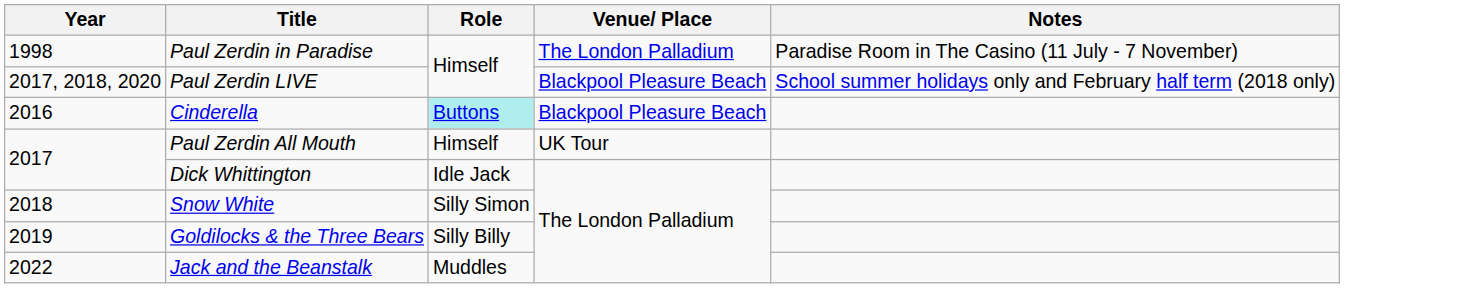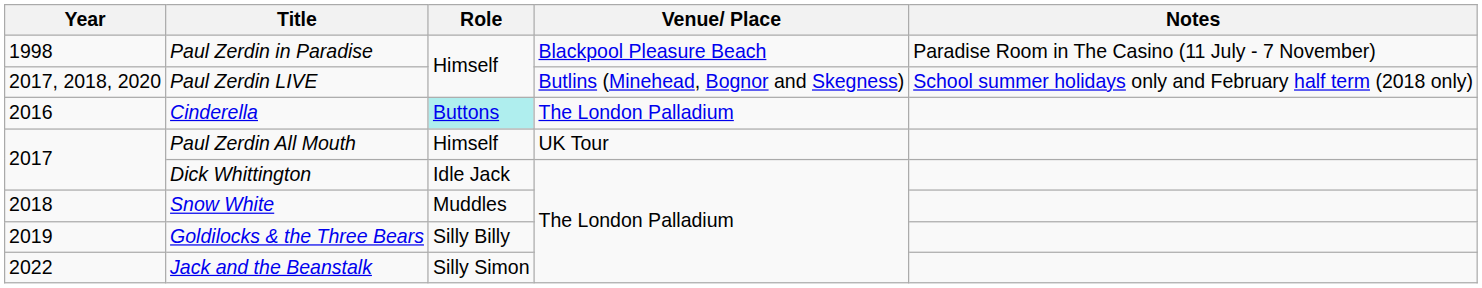(636, 50) The London Palladium -> (652, 50) Blackpool Pleasure Beach
(652, 81) Blackpool Pleasure Beach -> (721, 81) Butlins (Minehead, Bognor and Skegness)
(652, 112) Blackpool Pleasure Beach -> (636, 112) The London Palladium
(481, 205) Silly Simon -> (470, 205) Muddles
(470, 267) Muddles -> (481, 267) Silly Simon
